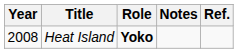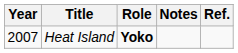(23, 37) 2008 -> (23, 37) 2007
